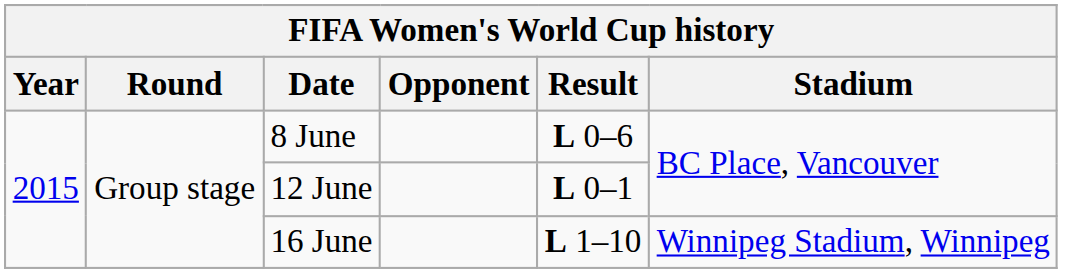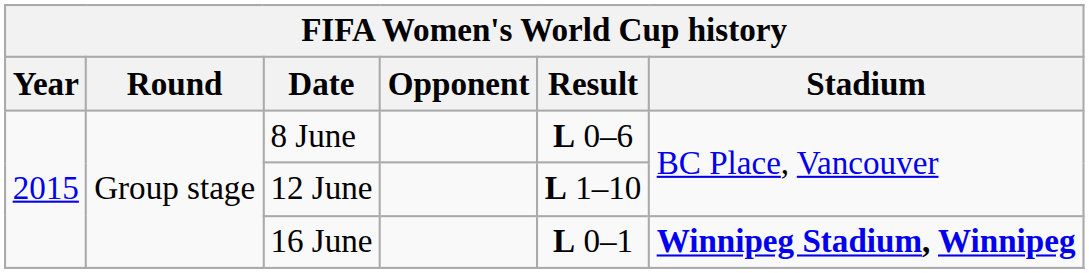(593, 188) L 0–1 -> (593, 188) L 1–10
(593, 240) L 1–10 -> (593, 240) L 0–1
(853, 240) normal -> (866, 240) bold
